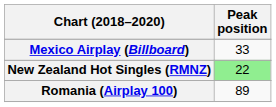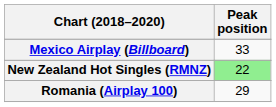(242, 91) 89 -> (242, 91) 29
